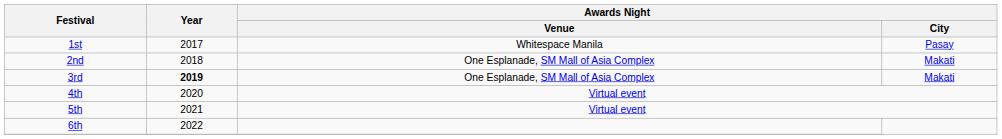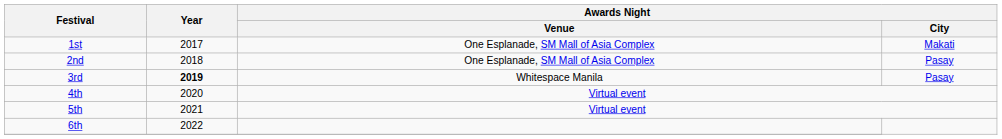(559, 45) Whitespace Manila -> (559, 45) One Esplanade, SM Mall of Asia Complex
(939, 45) Pasay -> (939, 45) Makati
(939, 61) Makati -> (939, 61) Pasay
(559, 77) One Esplanade, SM Mall of Asia Complex -> (559, 77) Whitespace Manila
(939, 77) Makati -> (939, 77) Pasay
